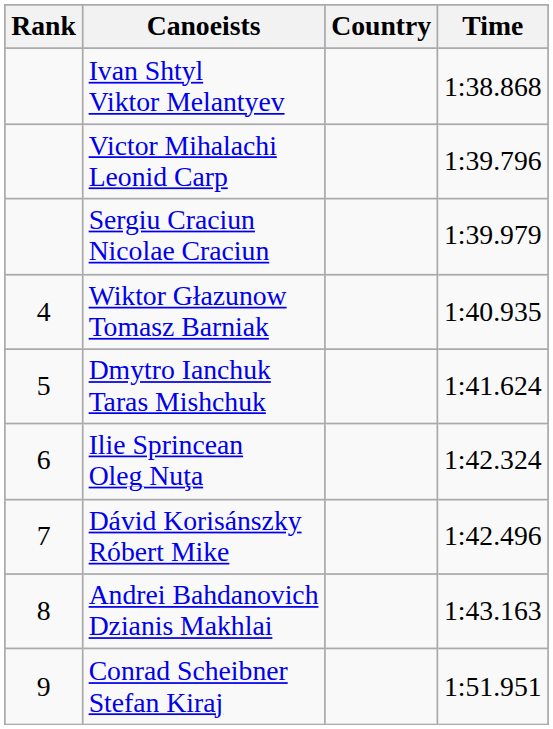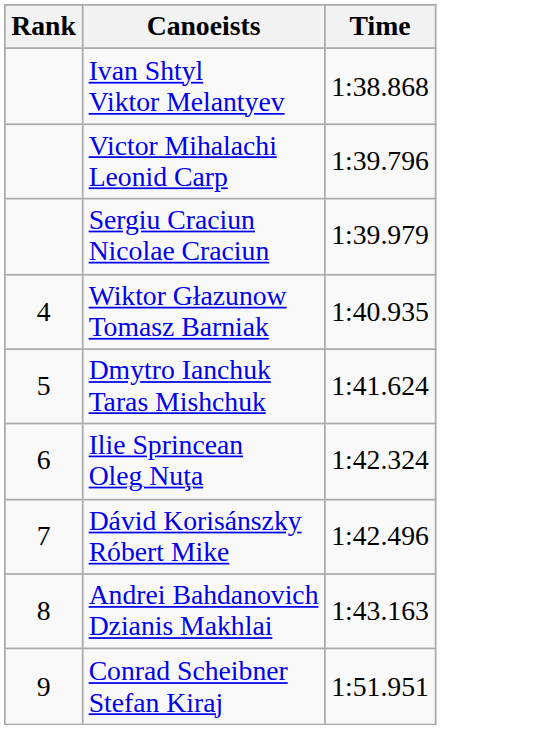- column: (381, 26)
